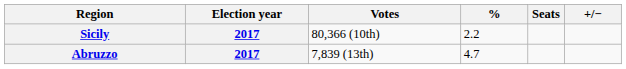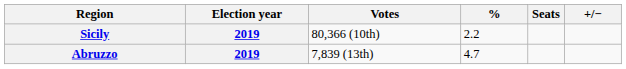(247, 34) 2017 -> (247, 34) 2019
(247, 53) 2017 -> (247, 53) 2019
